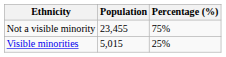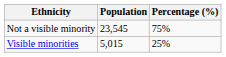(114, 28) 23,455 -> (114, 28) 23,545
